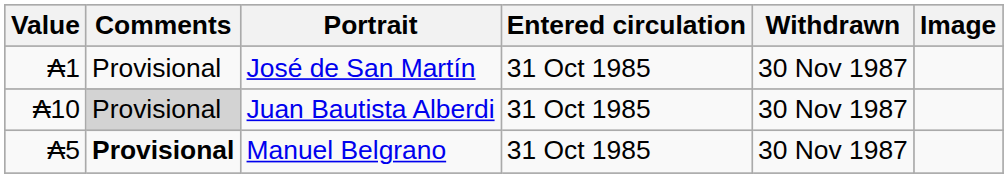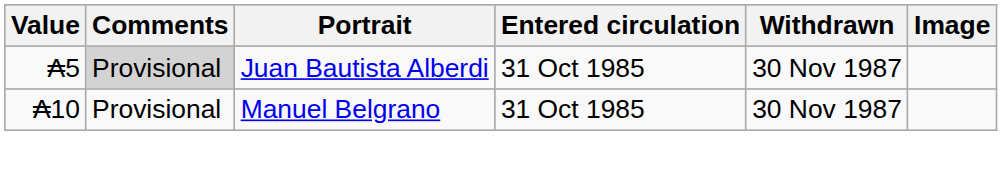- row: (361, 67)
(56, 109) ₳10 -> (64, 67) ₳5
(64, 151) ₳5 -> (56, 109) ₳10
(163, 151) bold -> (157, 109) normal
